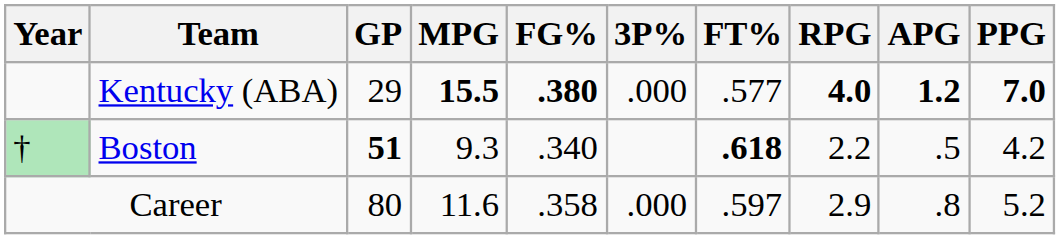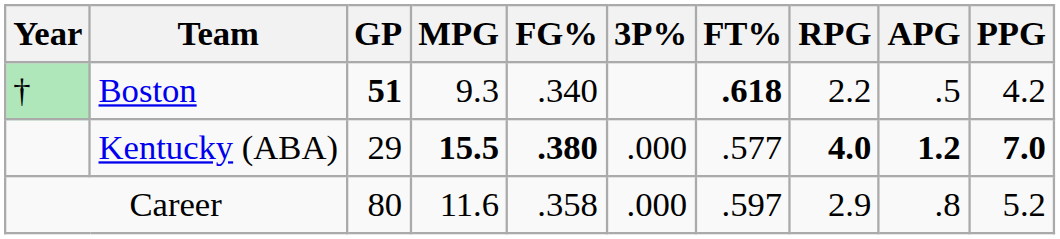rows swapped: (148, 147) <-> (218, 90)
